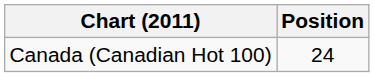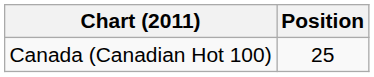(323, 54) 24 -> (323, 54) 25
